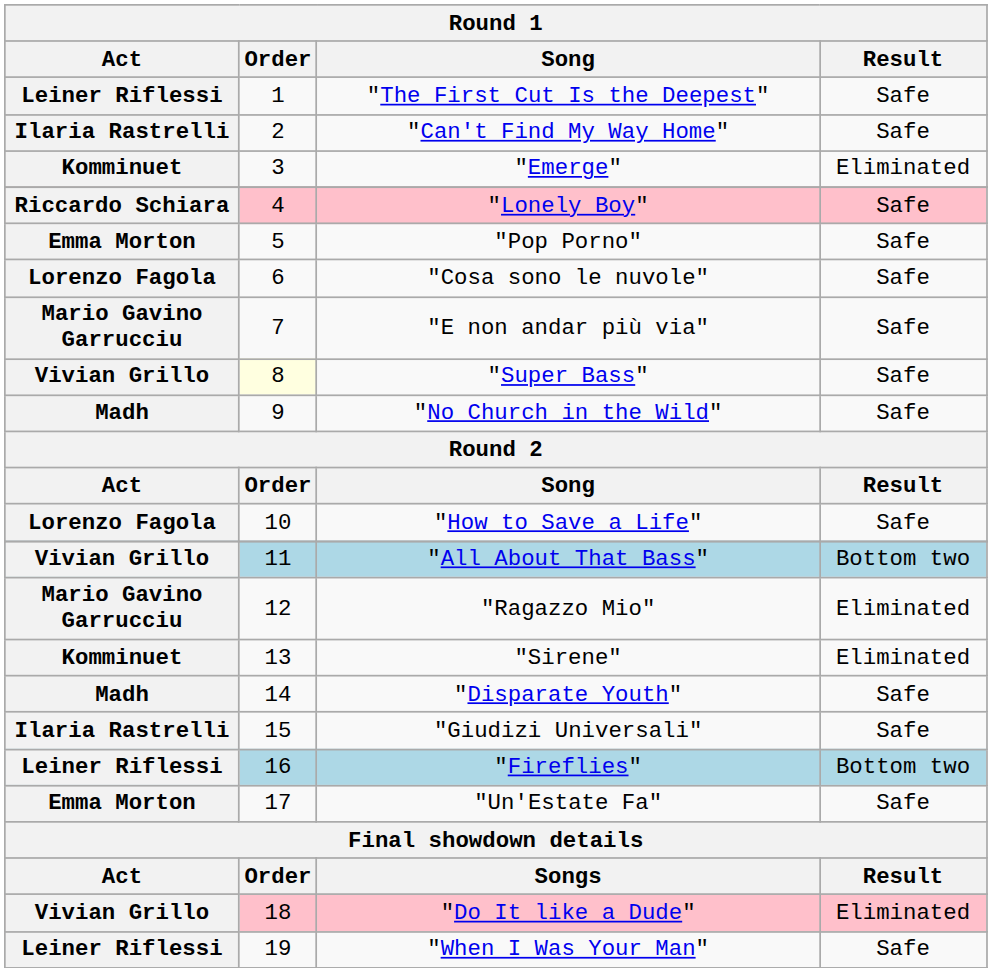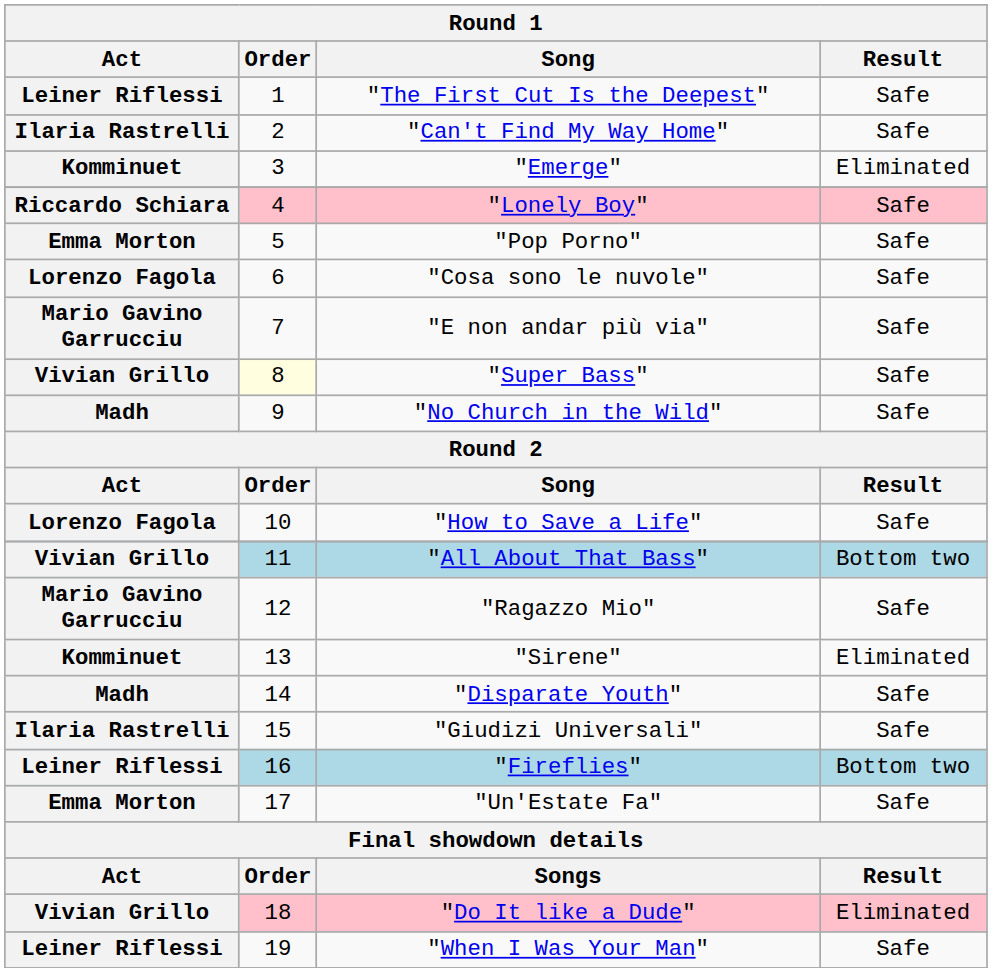(903, 608) Eliminated -> (903, 608) Safe
